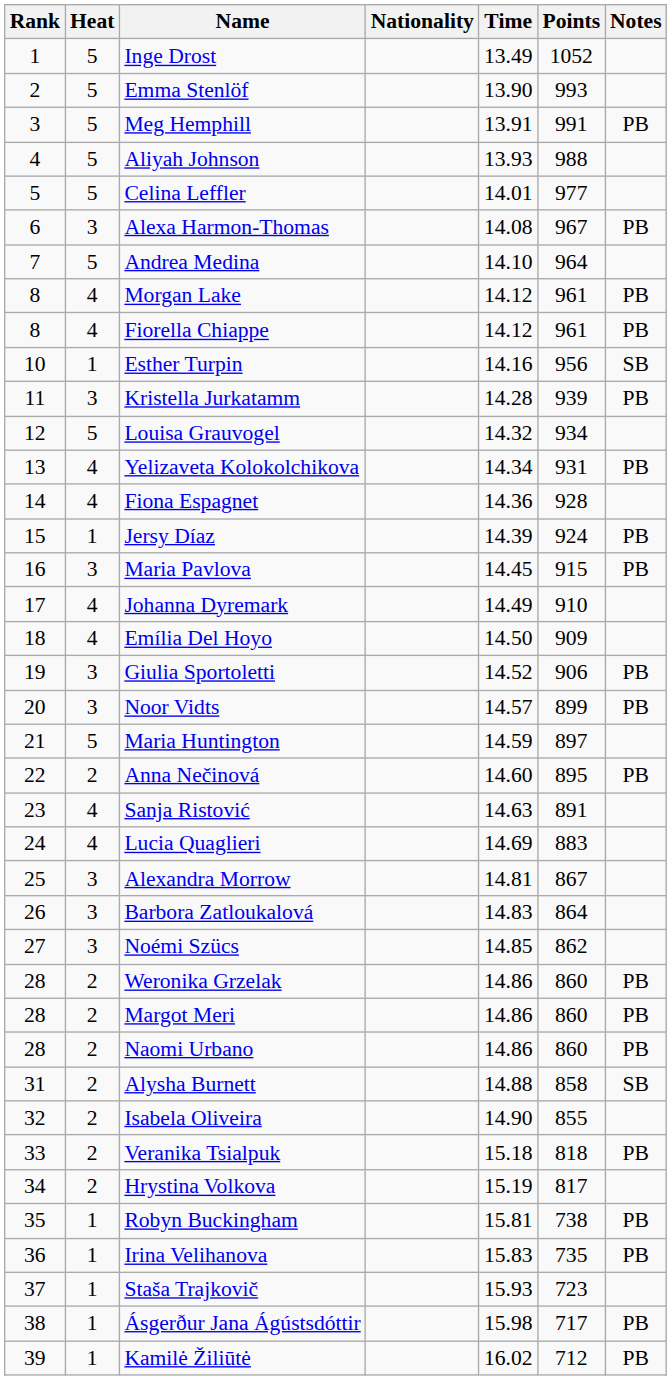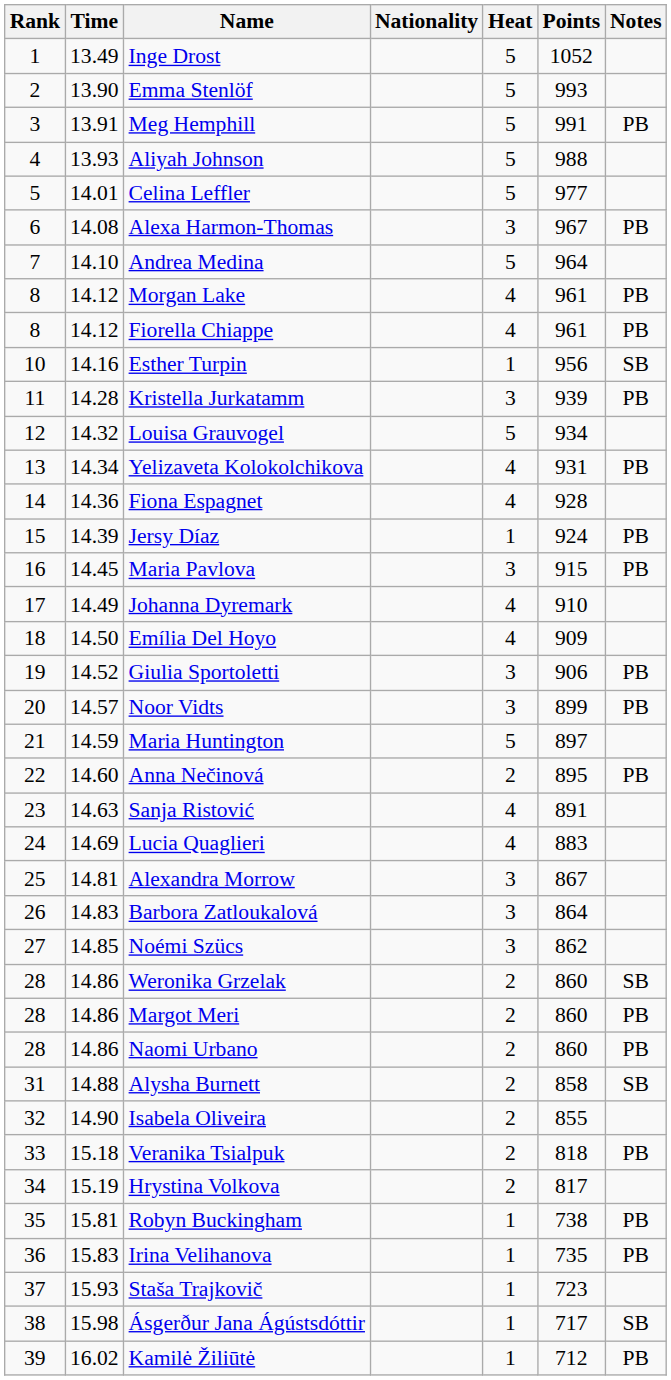columns swapped: (92, 21) <-> (508, 21)
(636, 980) PB -> (636, 980) SB
(636, 1323) PB -> (636, 1323) SB
